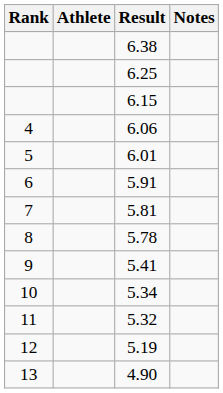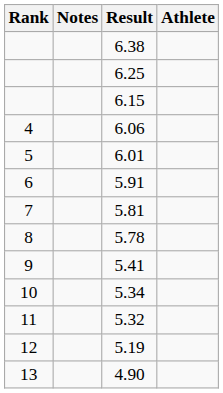columns swapped: (84, 18) <-> (194, 18)
